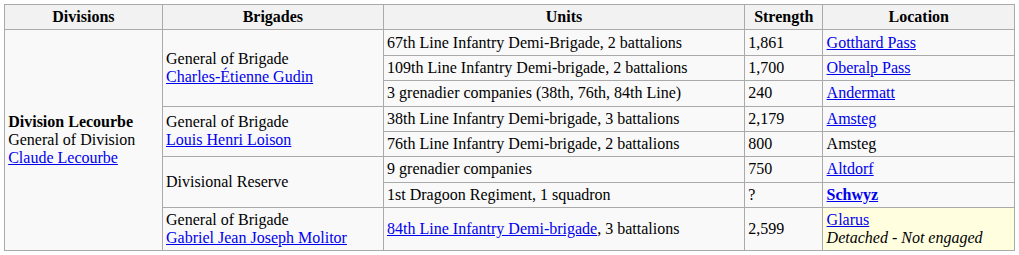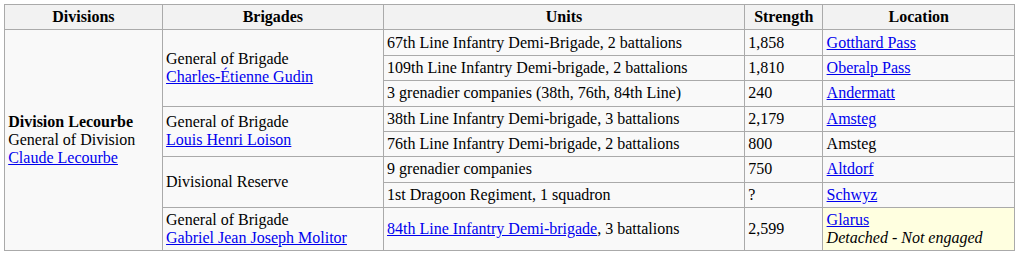(766, 42) 1,861 -> (766, 42) 1,858
(766, 67) 1,700 -> (766, 67) 1,810
(852, 194) bold -> (852, 194) normal
